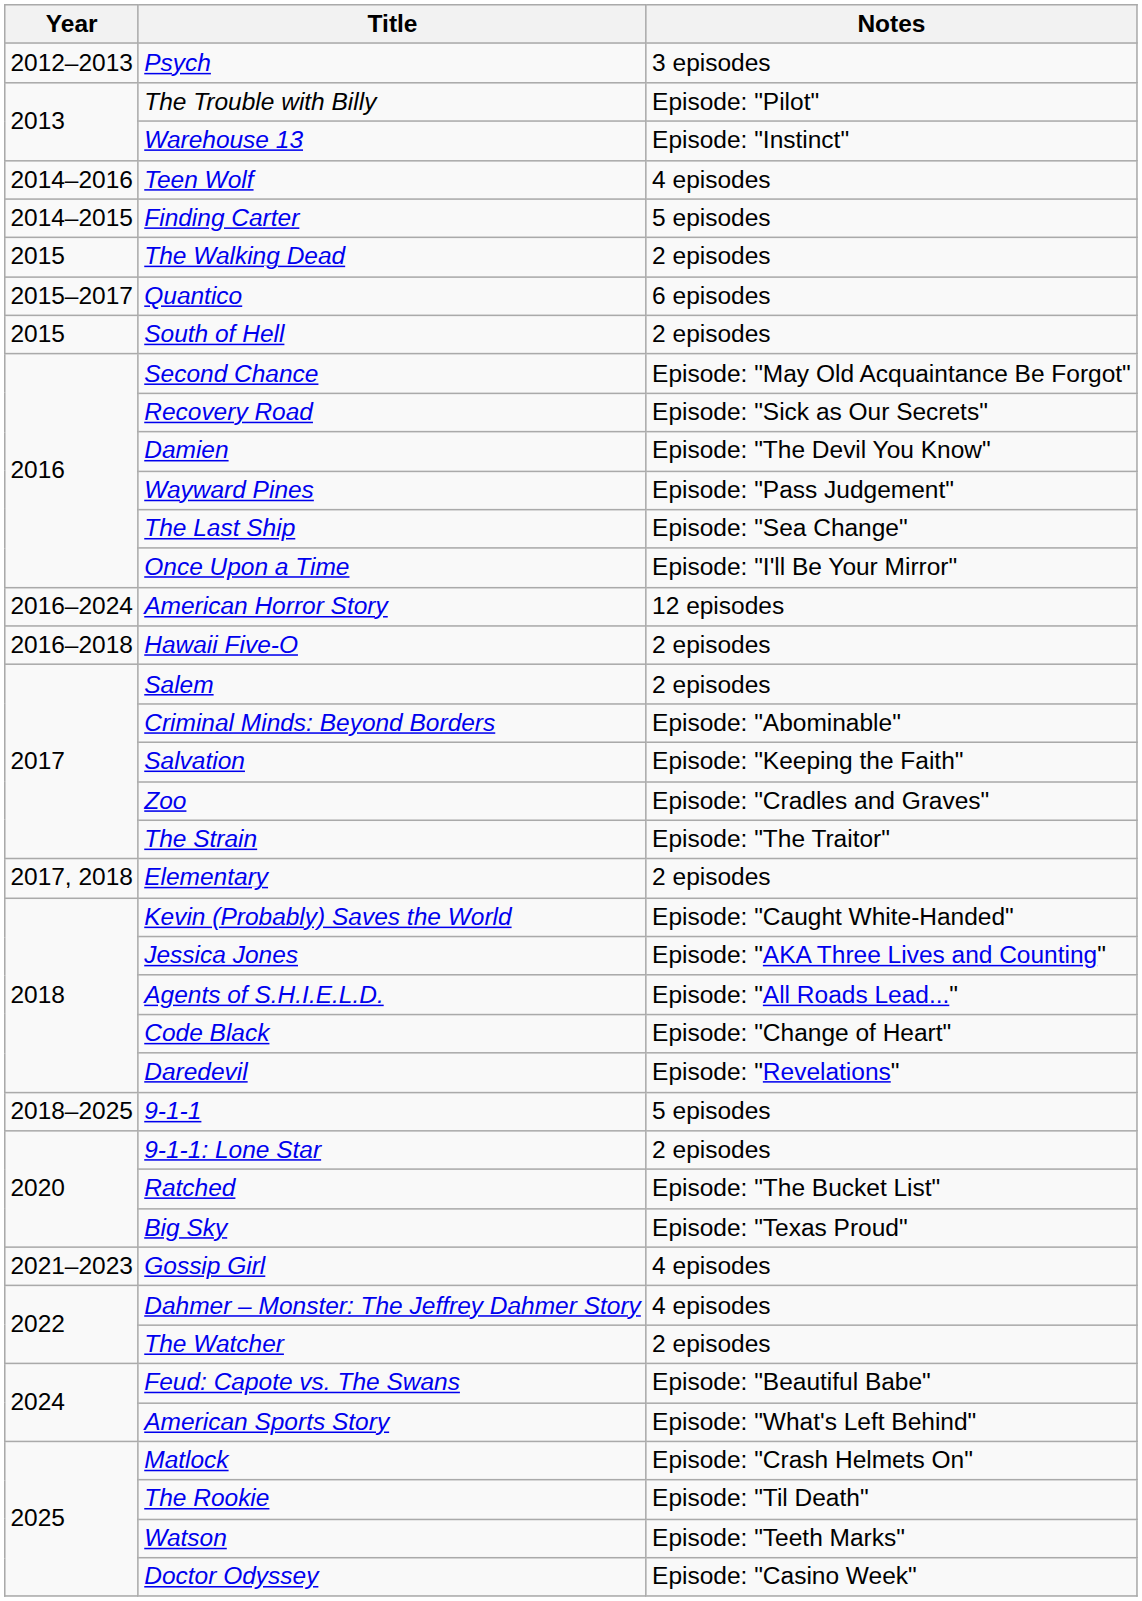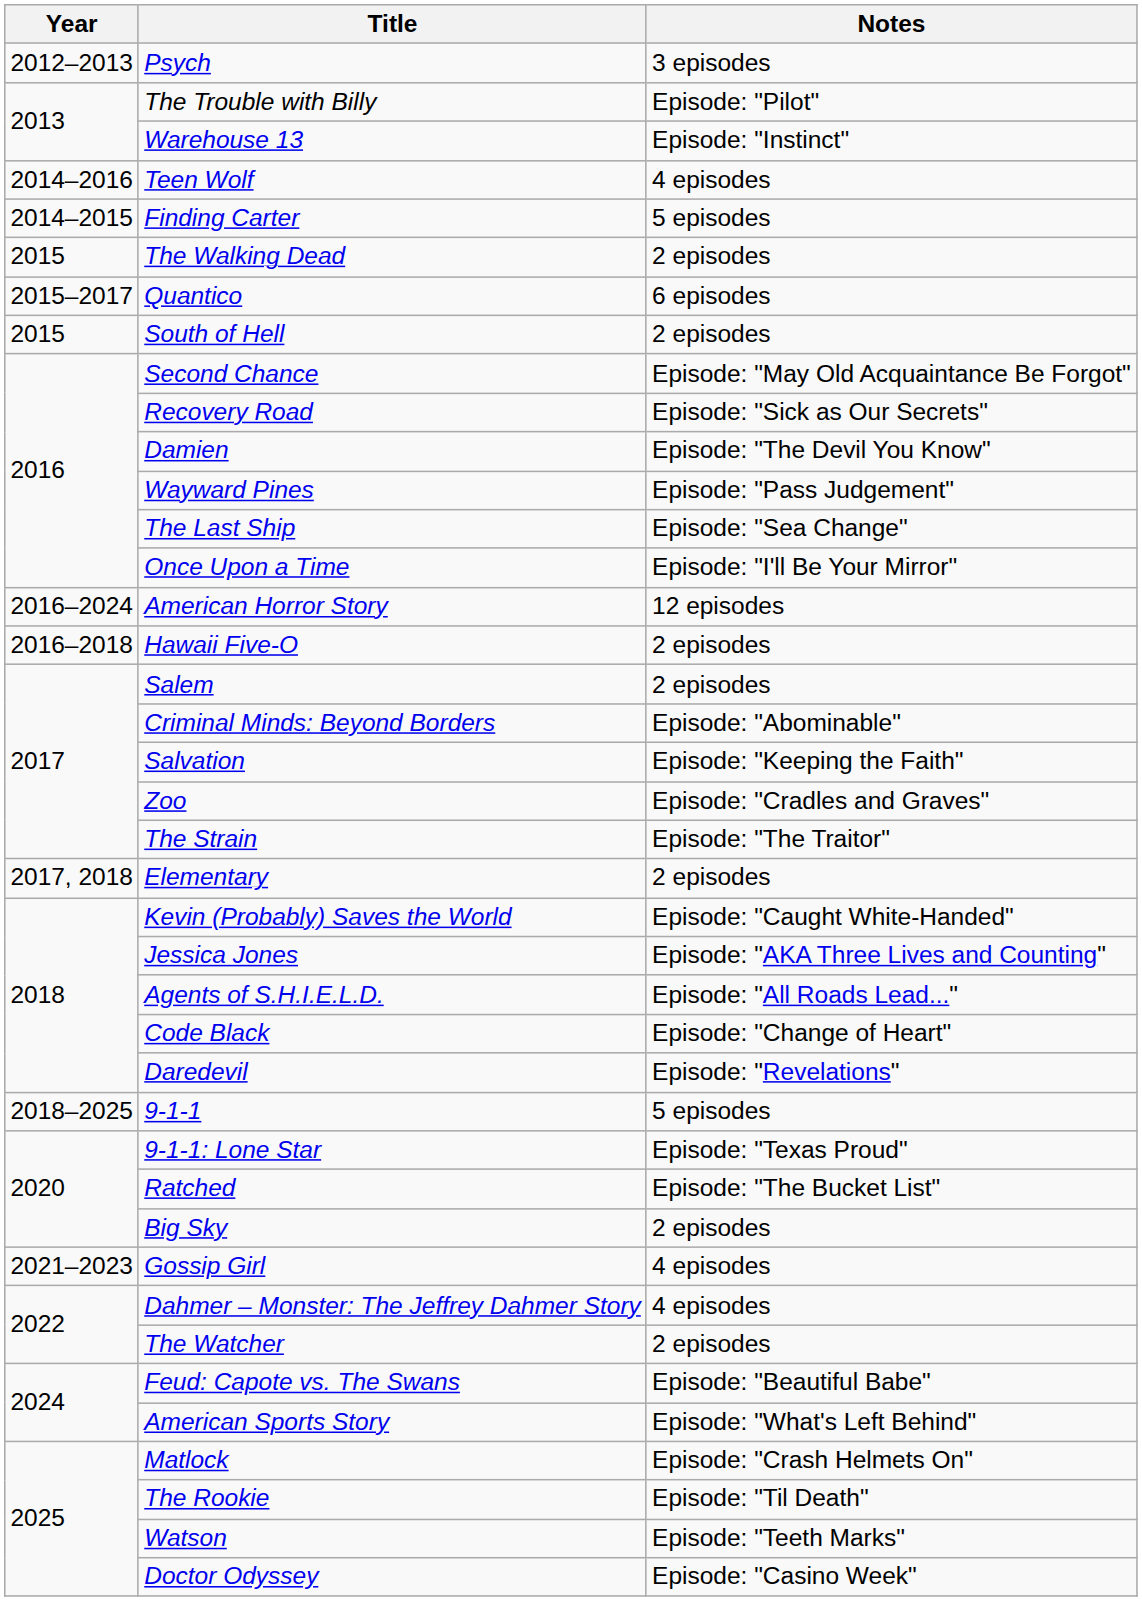(711, 1149) 2 episodes -> (780, 1149) Episode: "Texas Proud"
(780, 1227) Episode: "Texas Proud" -> (711, 1227) 2 episodes
